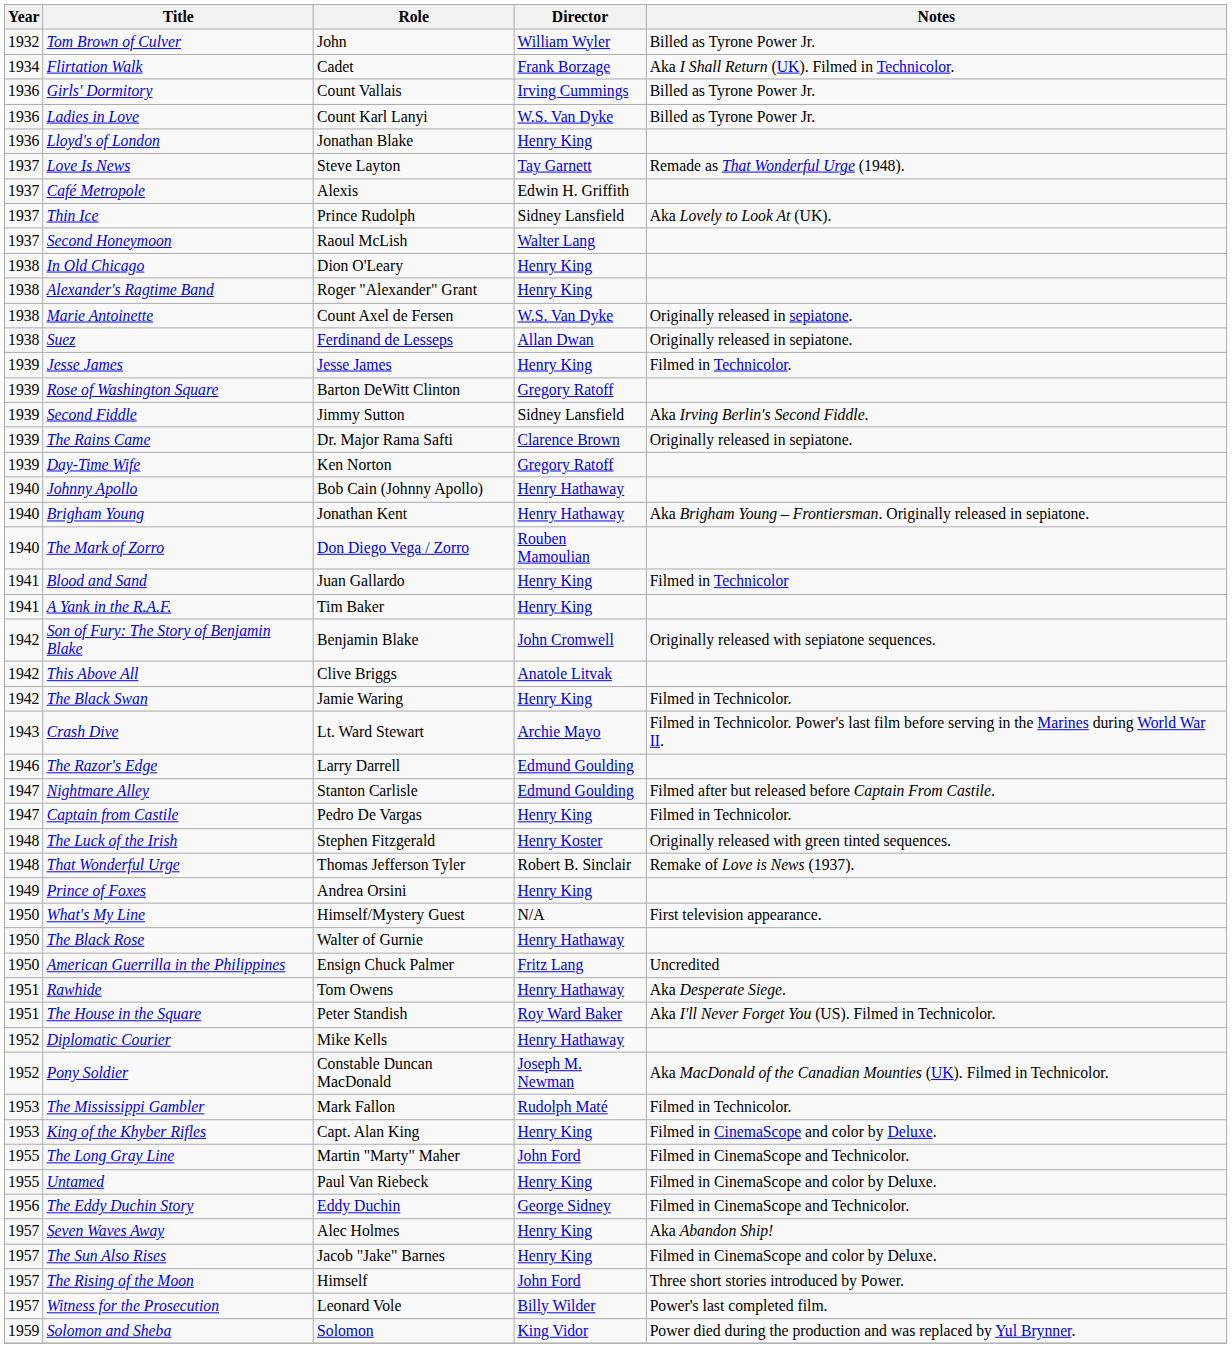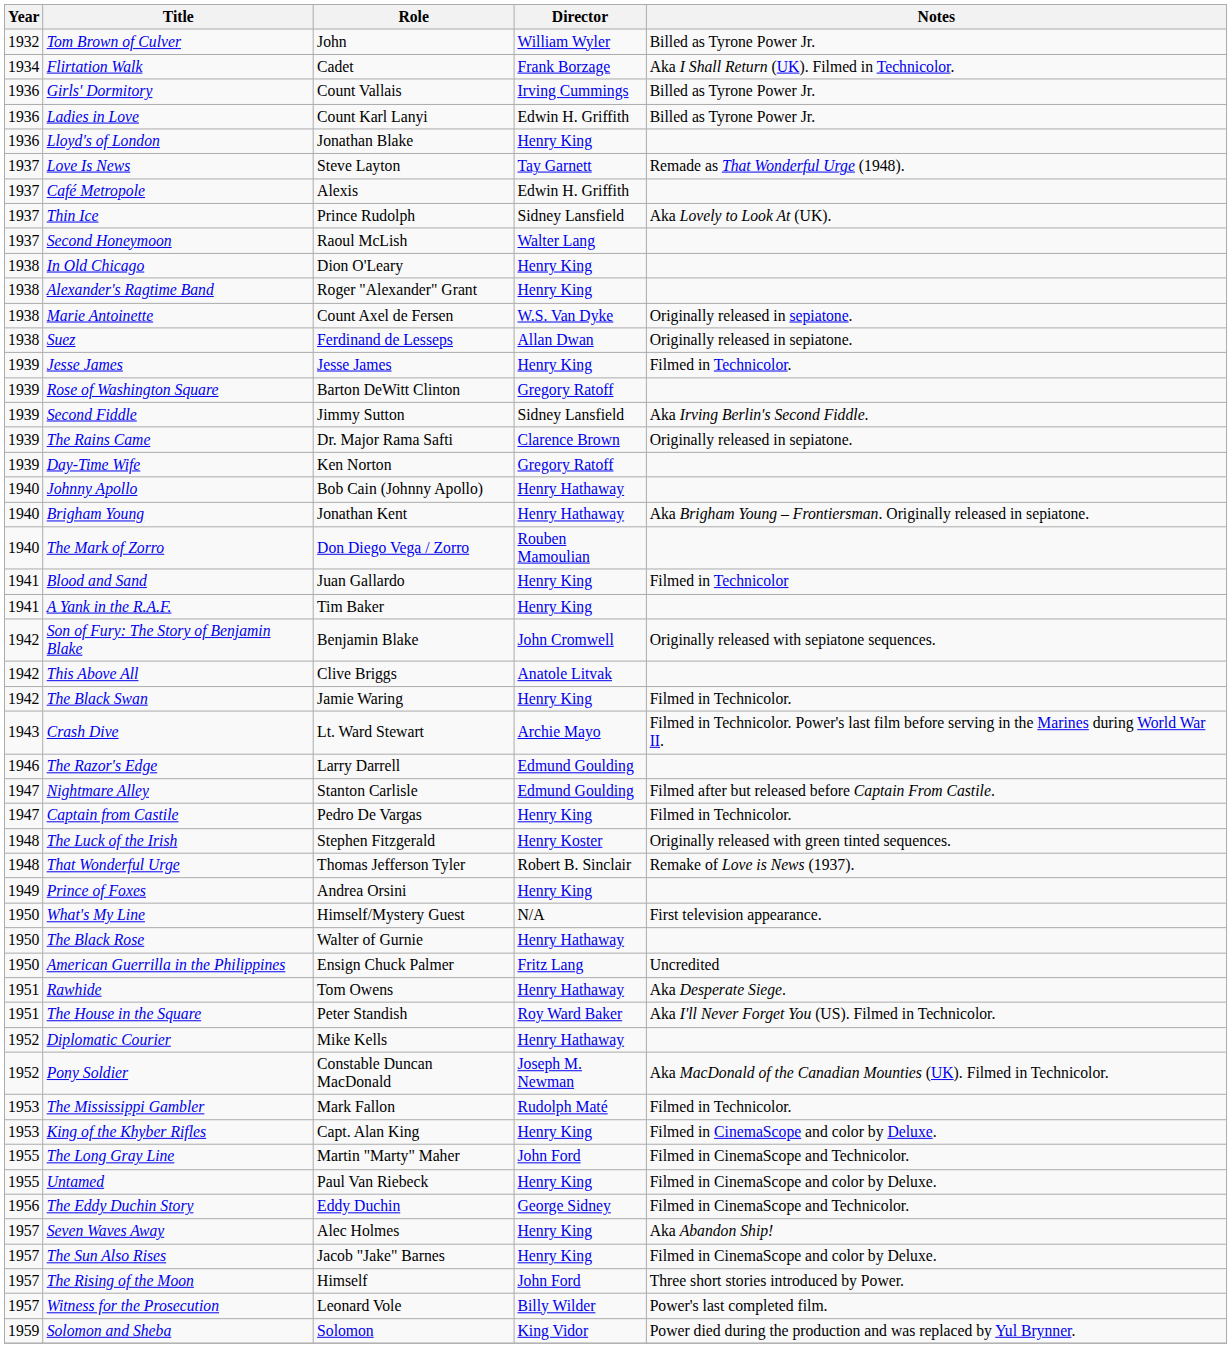(565, 116) W.S. Van Dyke -> (573, 116) Edwin H. Griffith
